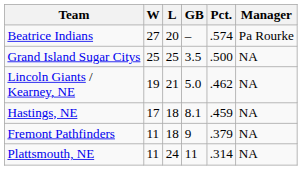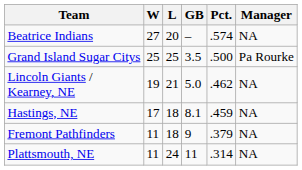(266, 35) Pa Rourke -> (248, 35) NA
(248, 56) NA -> (266, 56) Pa Rourke
